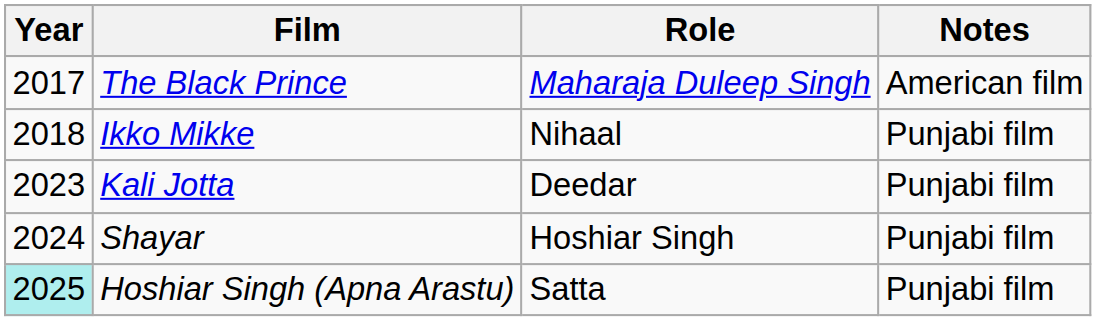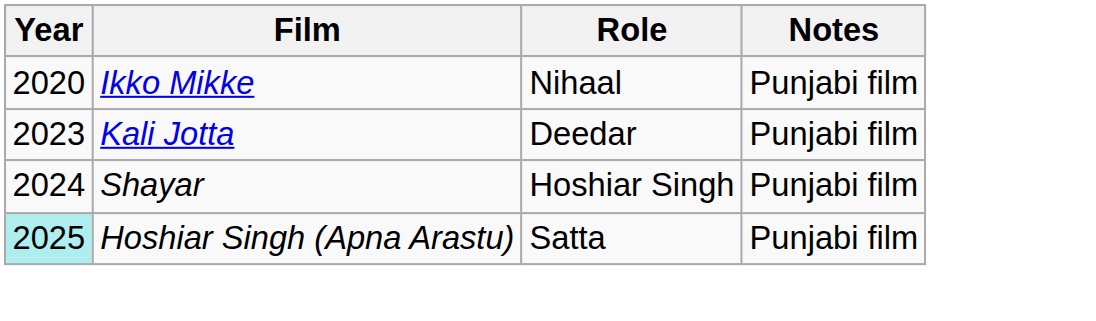- row: (224, 82)
(49, 133) 2018 -> (49, 82) 2020
